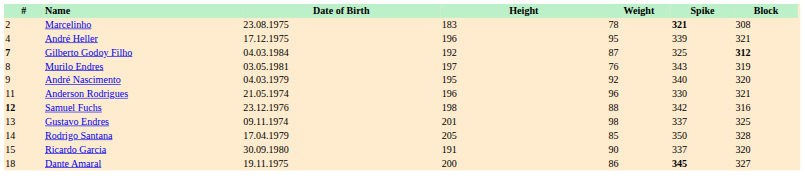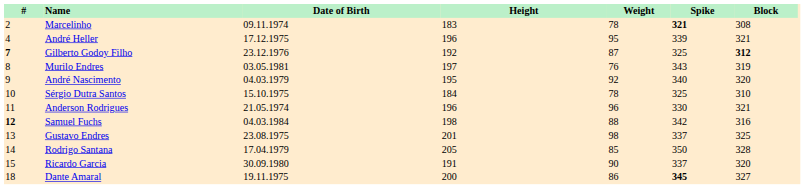(266, 24) 23.08.1975 -> (266, 24) 09.11.1974
(266, 52) 04.03.1984 -> (266, 52) 23.12.1976
+ row: (85, 94)
(266, 108) 23.12.1976 -> (266, 121) 04.03.1984
(266, 121) 09.11.1974 -> (266, 135) 23.08.1975
